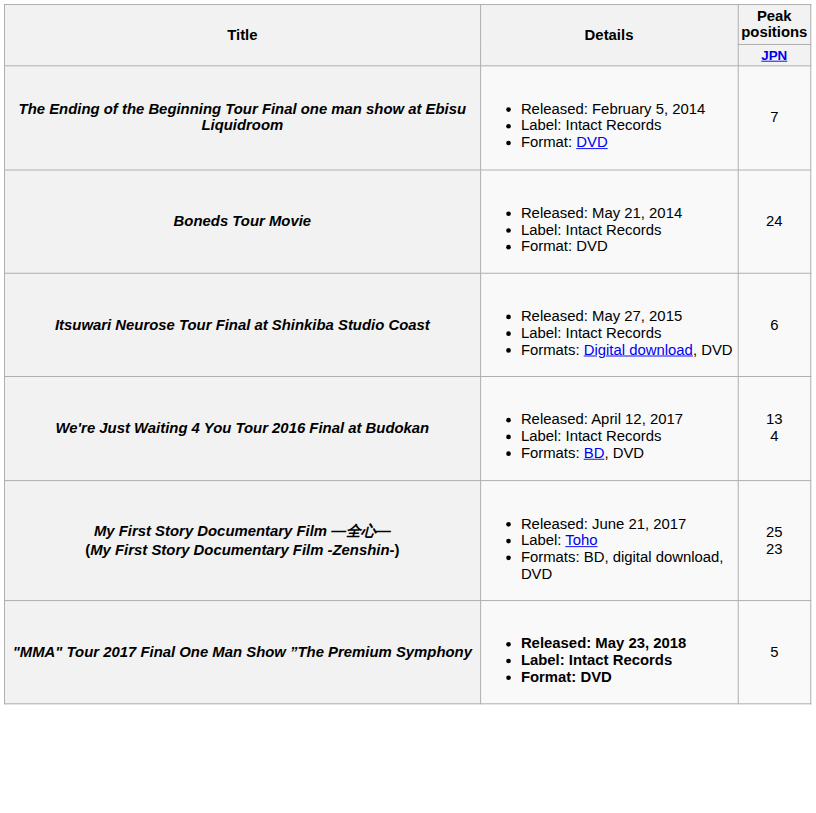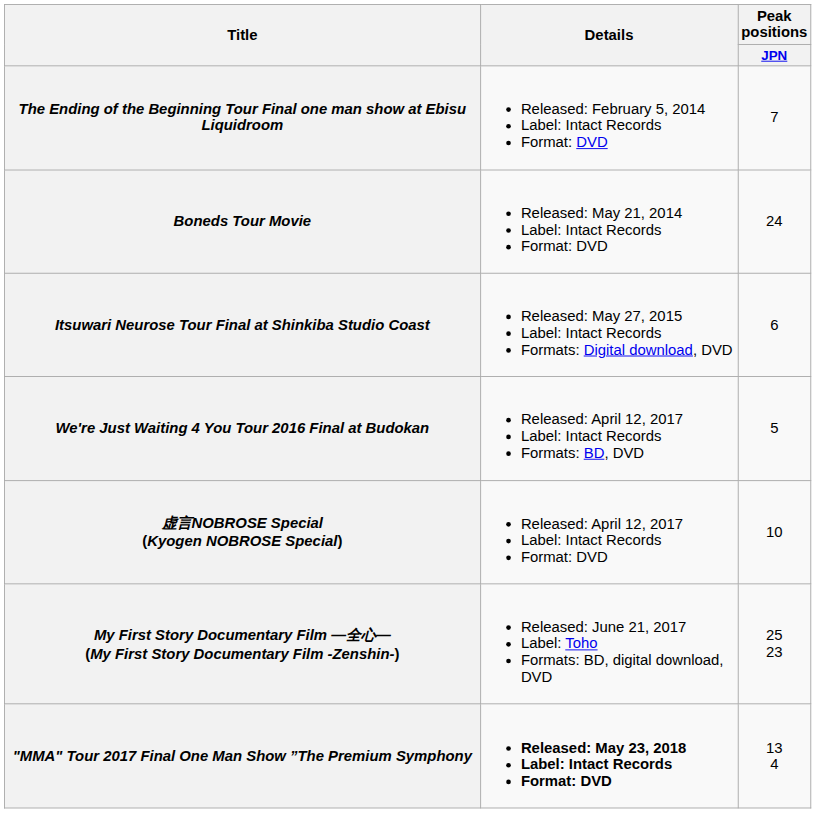(774, 428) 13 4 -> (774, 428) 5
+ row: (242, 532)
(774, 652) 5 -> (774, 755) 13 4
